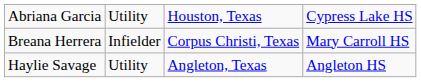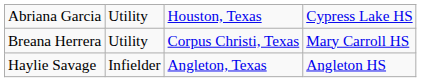(134, 40) Infielder -> (128, 40) Utility
(128, 64) Utility -> (134, 64) Infielder
